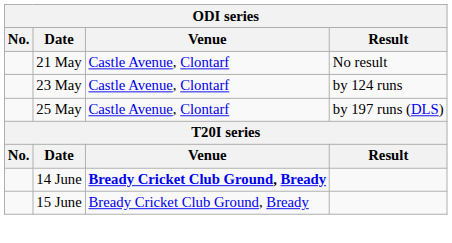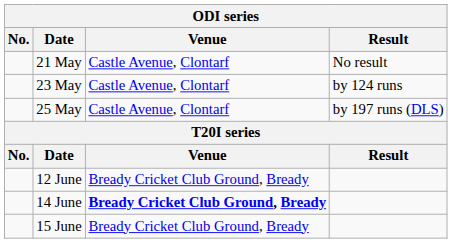+ row: (59, 179)
